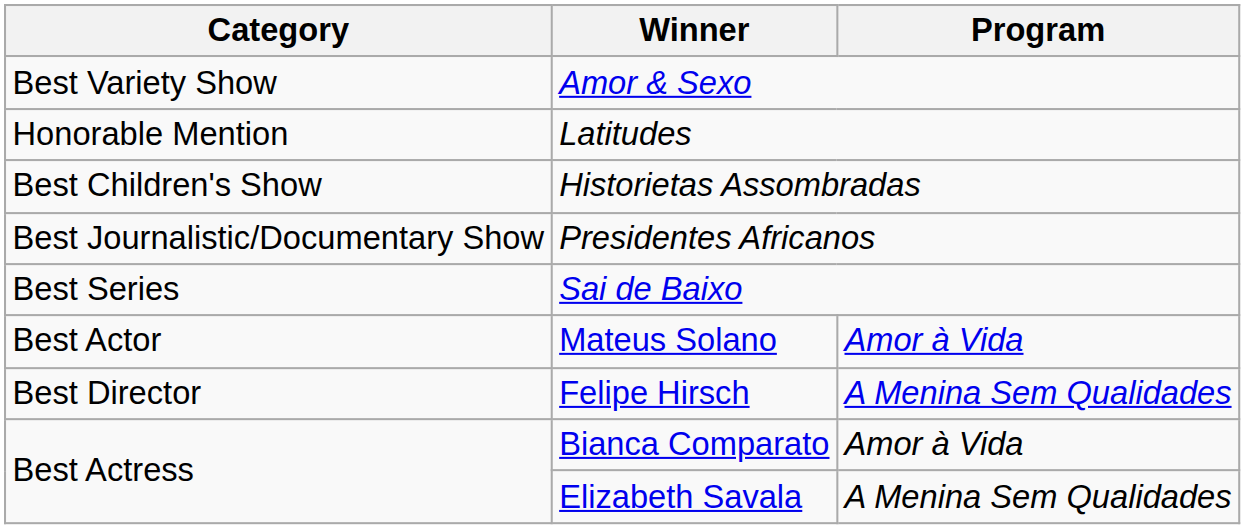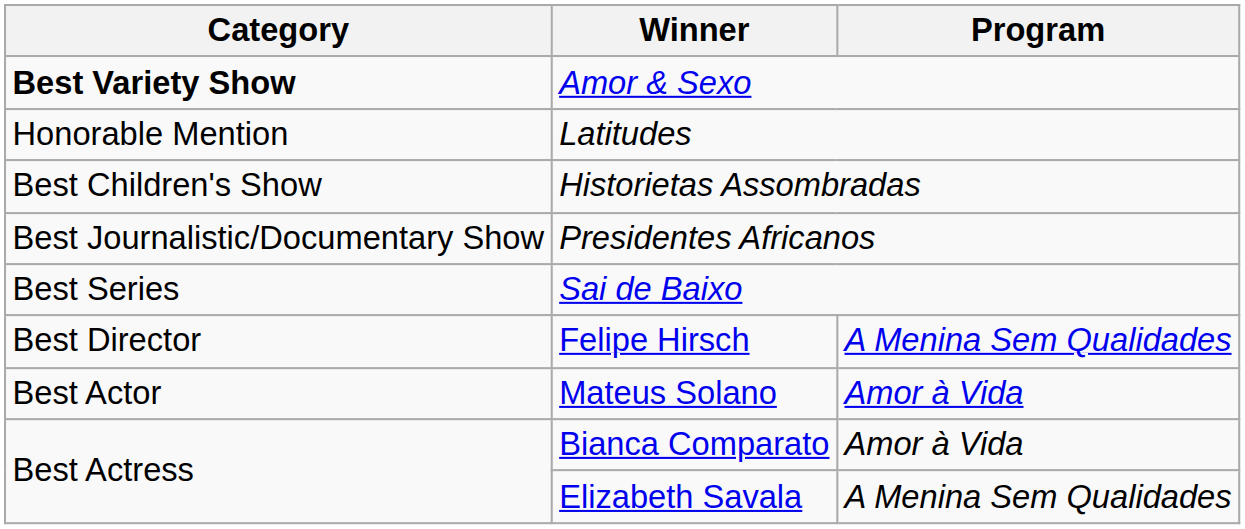(145, 82) normal -> (154, 82) bold
rows swapped: (654, 392) <-> (668, 340)
